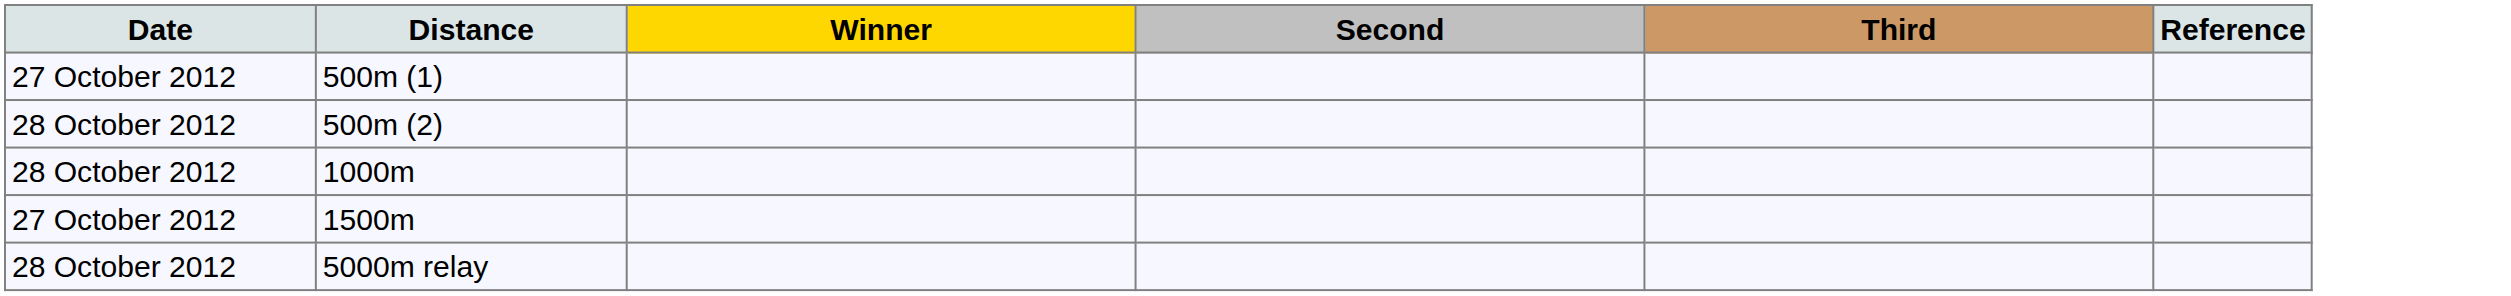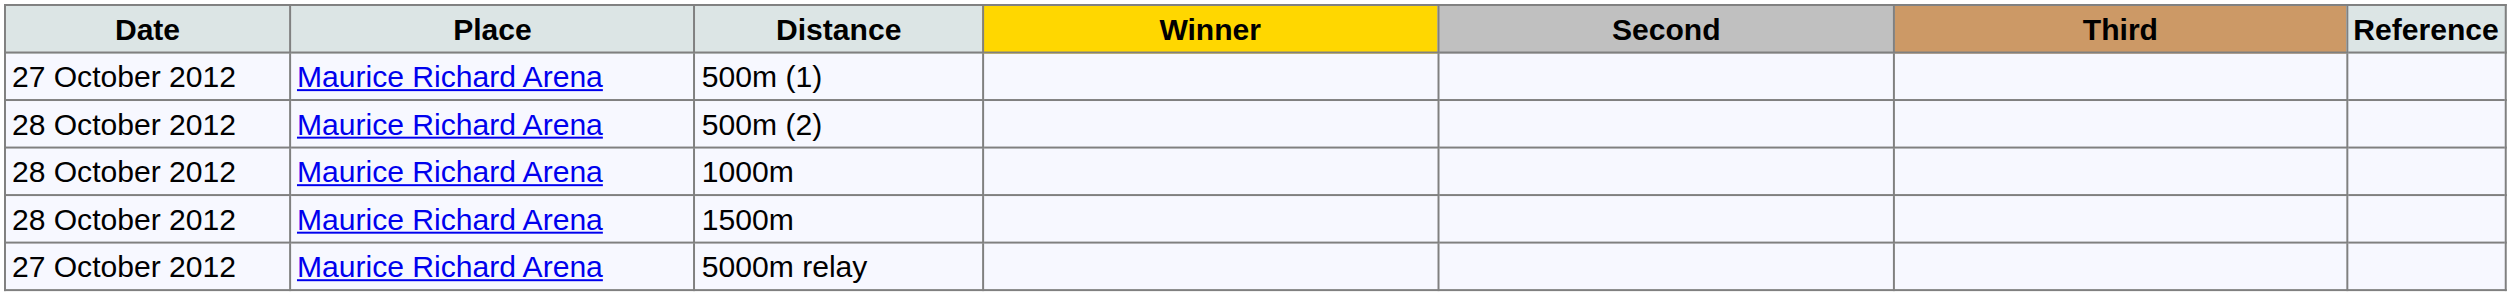+ column: (492, 29)
(124, 219) 27 October 2012 -> (124, 219) 28 October 2012
(124, 266) 28 October 2012 -> (124, 266) 27 October 2012
